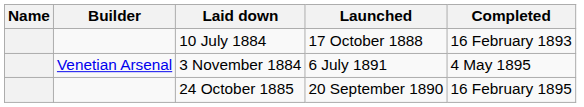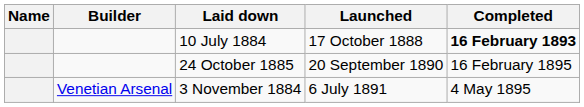(511, 41) normal -> (513, 41) bold
rows swapped: (240, 65) <-> (237, 89)
